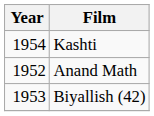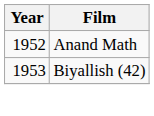- row: (75, 44)
